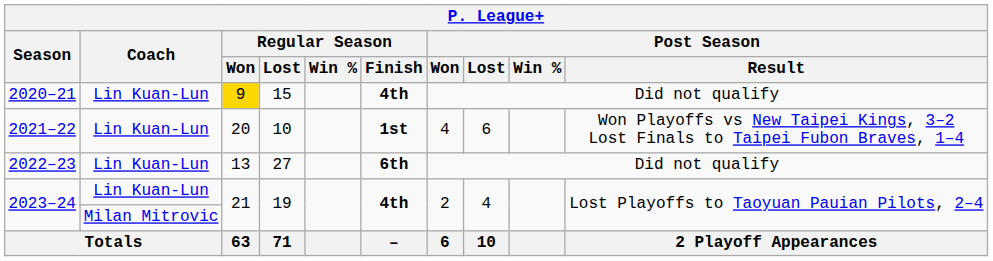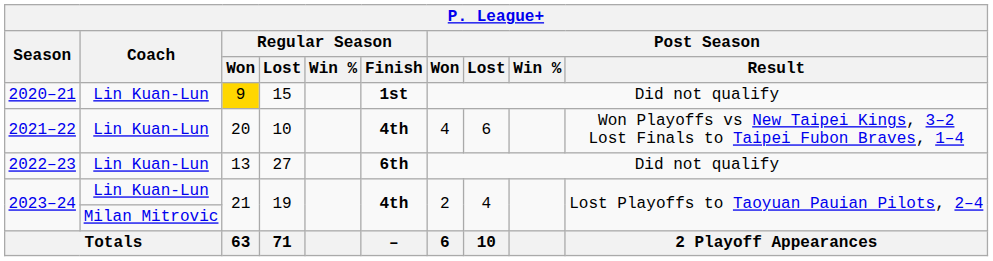(394, 96) 4th -> (394, 96) 1st
(394, 131) 1st -> (394, 131) 4th
